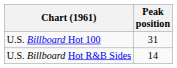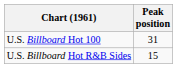(153, 55) 14 -> (153, 55) 15
